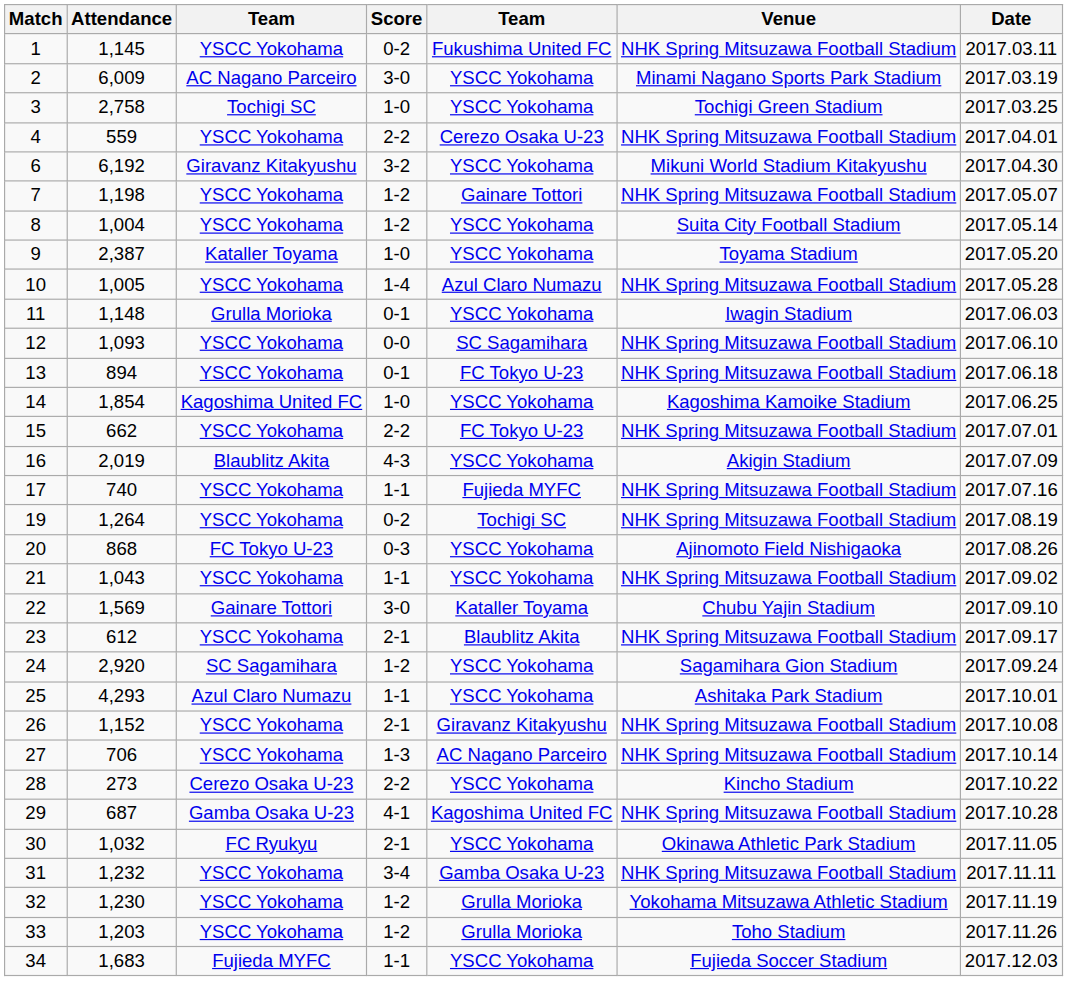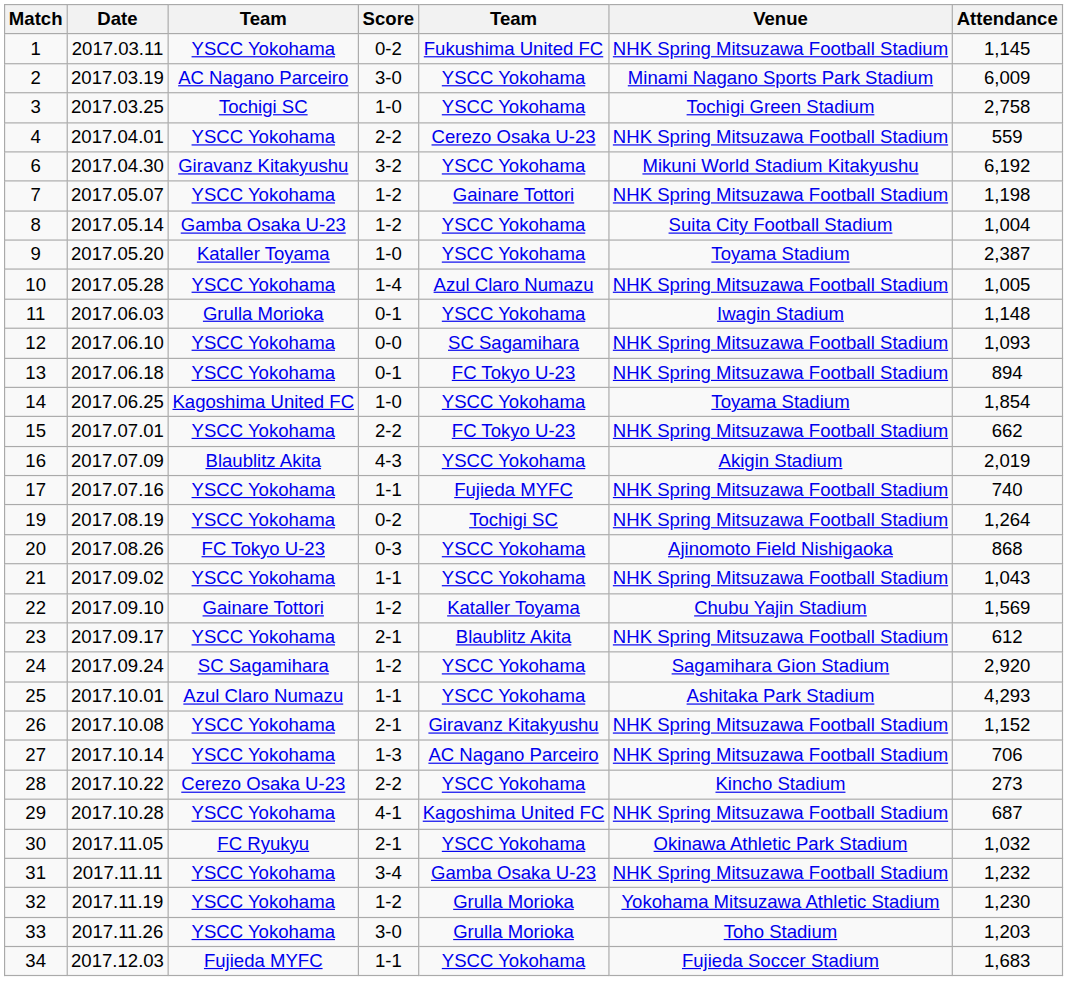columns swapped: (1011, 19) <-> (122, 19)
(271, 225) YSCC Yokohama -> (263, 225) Gamba Osaka U-23
(789, 401) Kagoshima Kamoike Stadium -> (780, 401) Toyama Stadium
(397, 607) 3-0 -> (388, 607) 1-2
(271, 813) Gamba Osaka U-23 -> (263, 813) YSCC Yokohama
(397, 931) 1-2 -> (388, 931) 3-0
